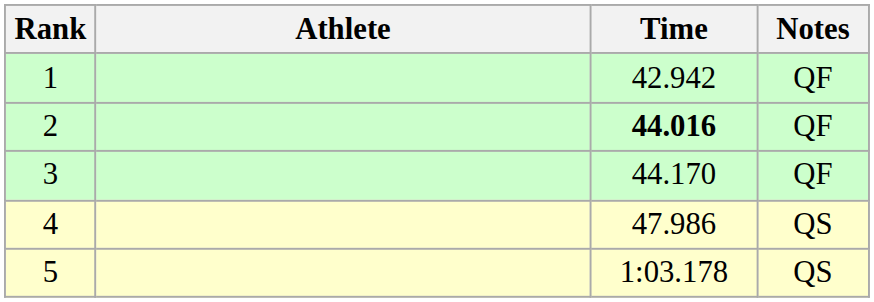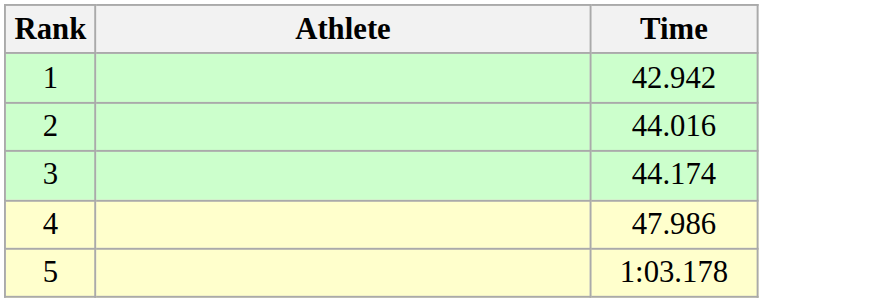- column: (813, 28)
(674, 126) bold -> (674, 126) normal
(674, 175) 44.170 -> (674, 175) 44.174
